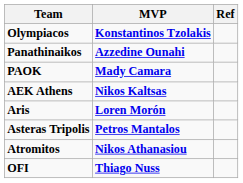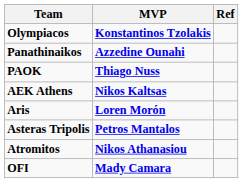(133, 71) Mady Camara -> (127, 71) Thiago Nuss
(127, 168) Thiago Nuss -> (133, 168) Mady Camara
